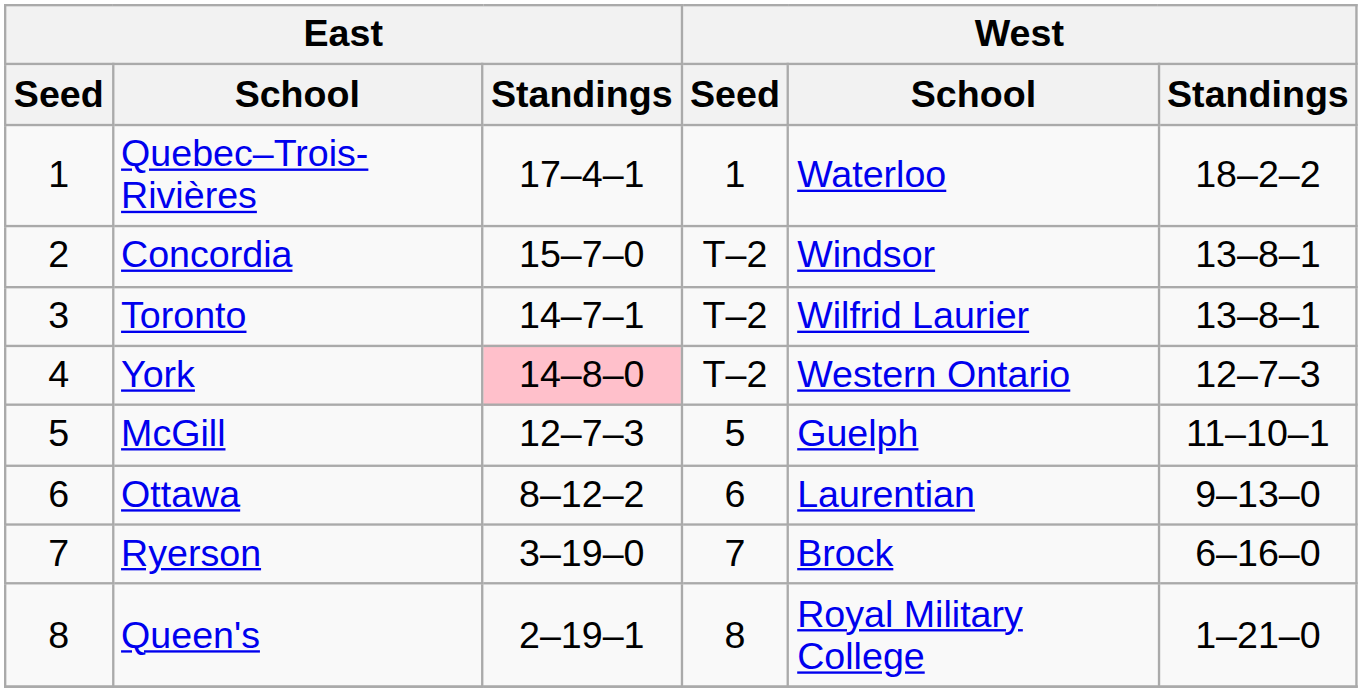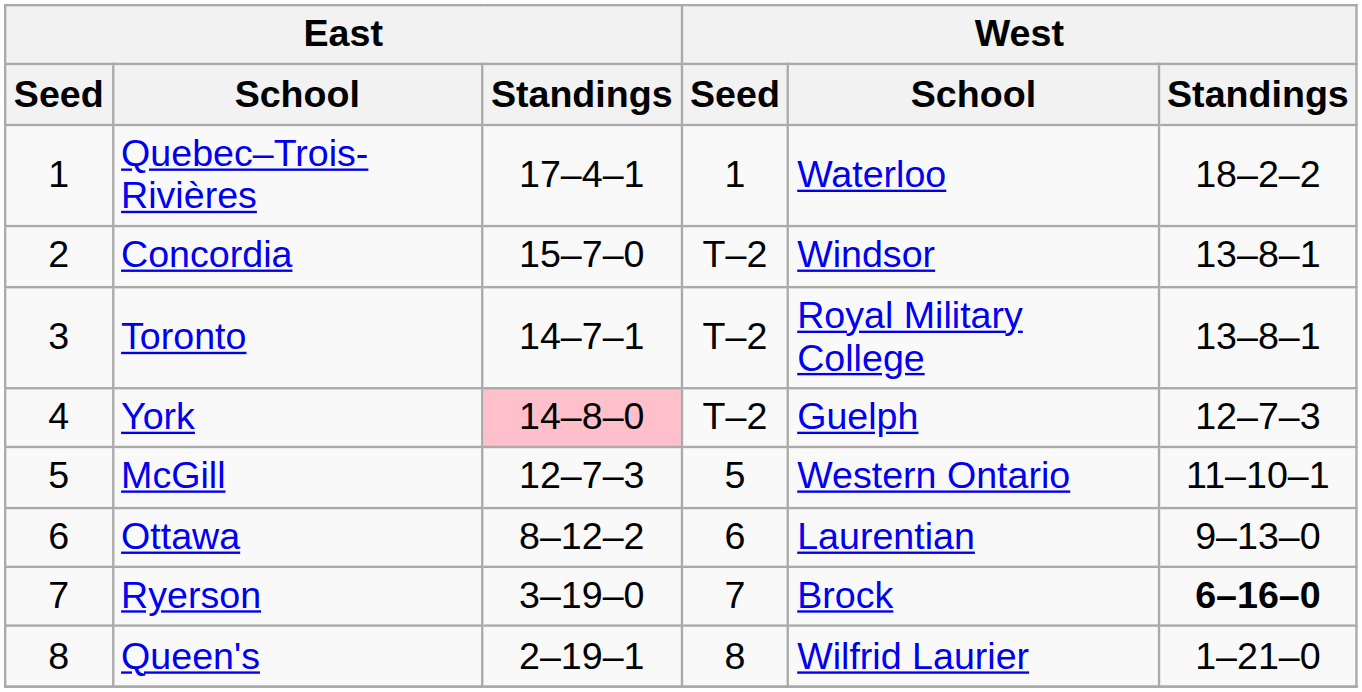(913, 315) Wilfrid Laurier -> (910, 336) Royal Military College
(934, 374) Western Ontario -> (858, 417) Guelph
(858, 434) Guelph -> (934, 476) Western Ontario
(1258, 553) normal -> (1258, 595) bold
(910, 634) Royal Military College -> (913, 655) Wilfrid Laurier
